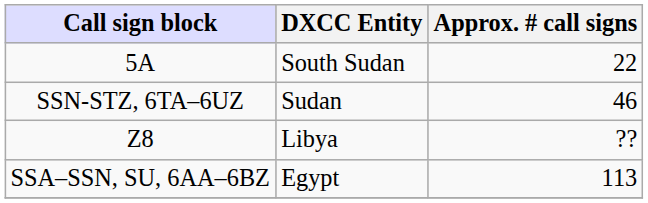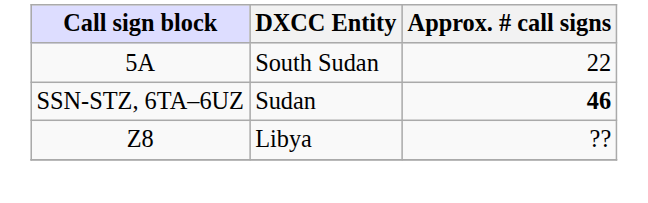(625, 100) normal -> (599, 100) bold
- row: (140, 178)
